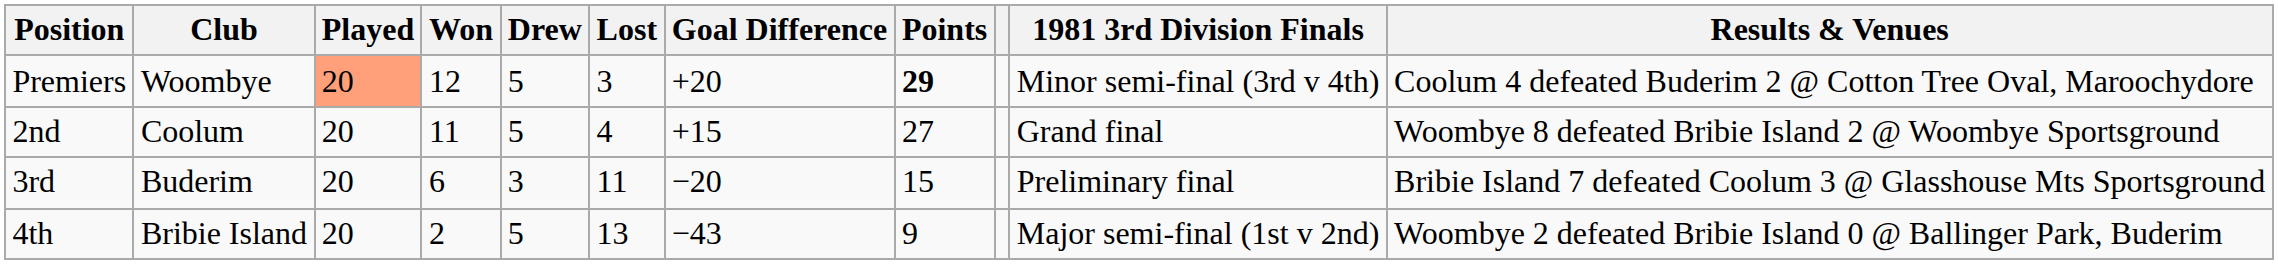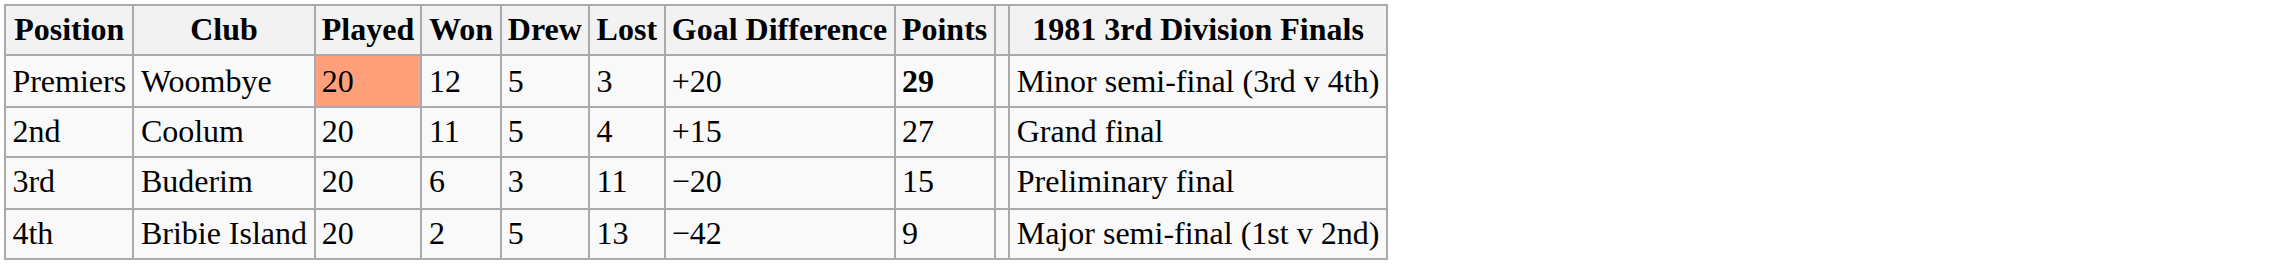- column: (1830, 29)
(697, 232) −43 -> (697, 232) −42
